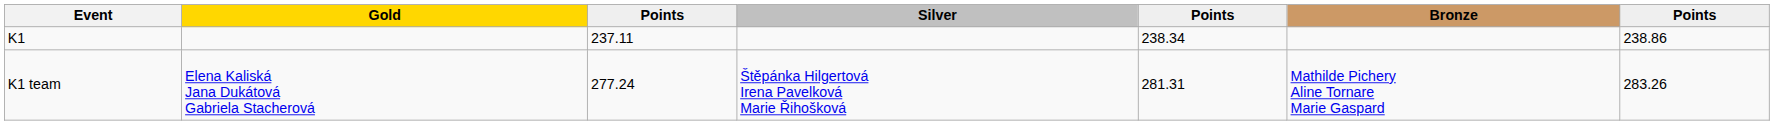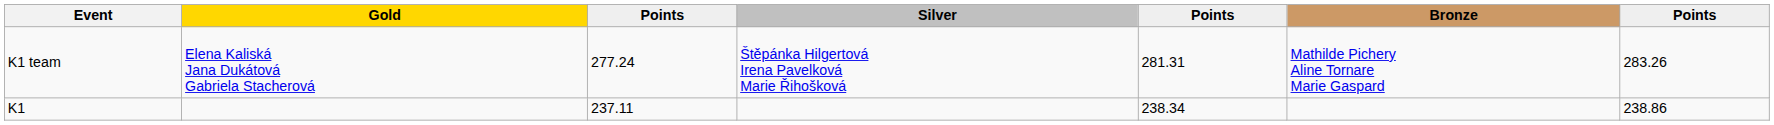rows swapped: (16, 38) <-> (34, 84)
